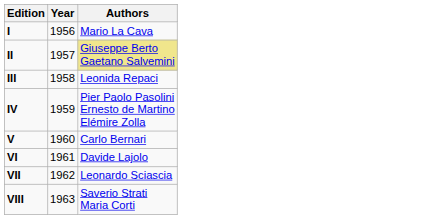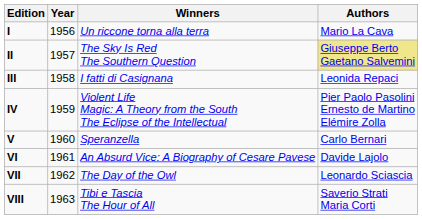+ column: (198, 13)
